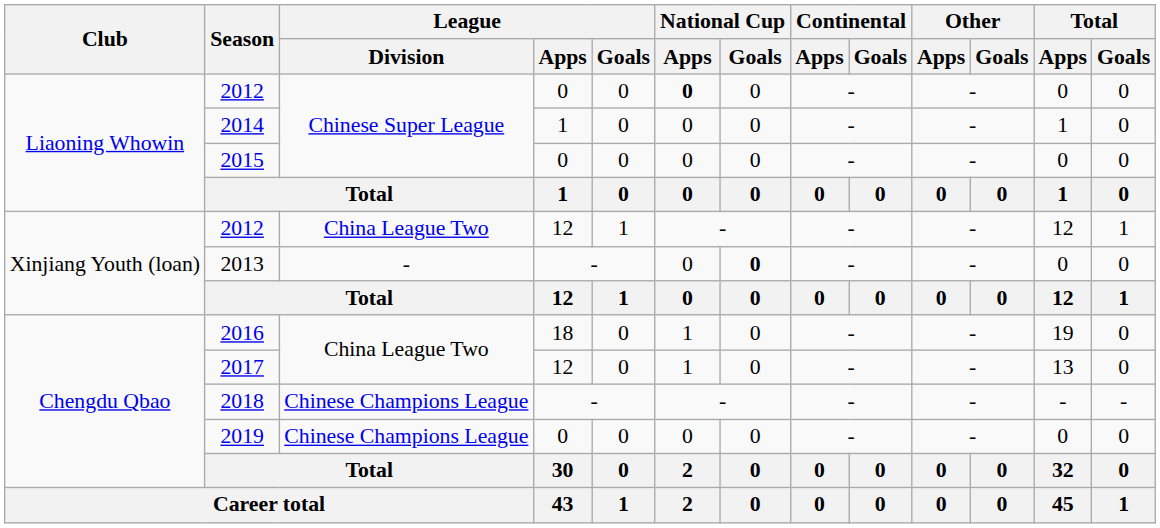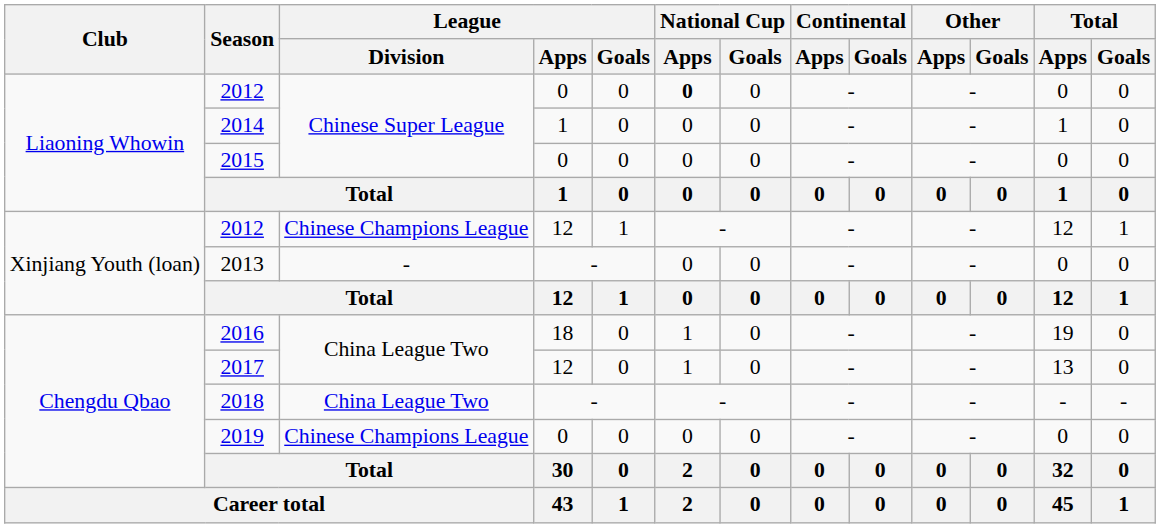(406, 228) China League Two -> (406, 228) Chinese Champions League
(755, 263) bold -> (755, 263) normal
(406, 401) Chinese Champions League -> (406, 401) China League Two
